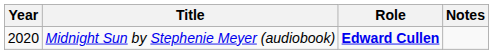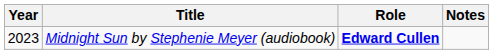(23, 37) 2020 -> (23, 37) 2023
